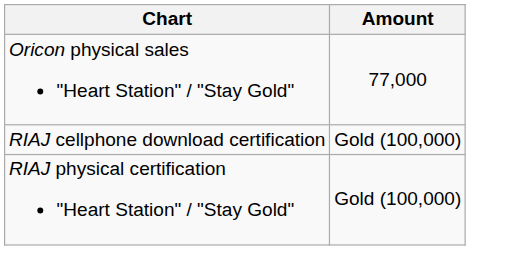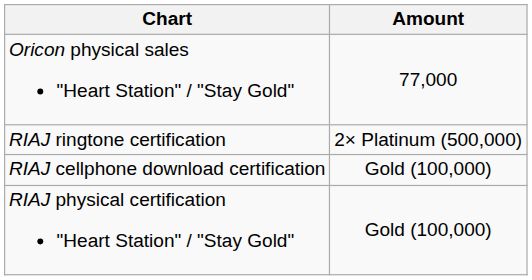+ row: (117, 139)
